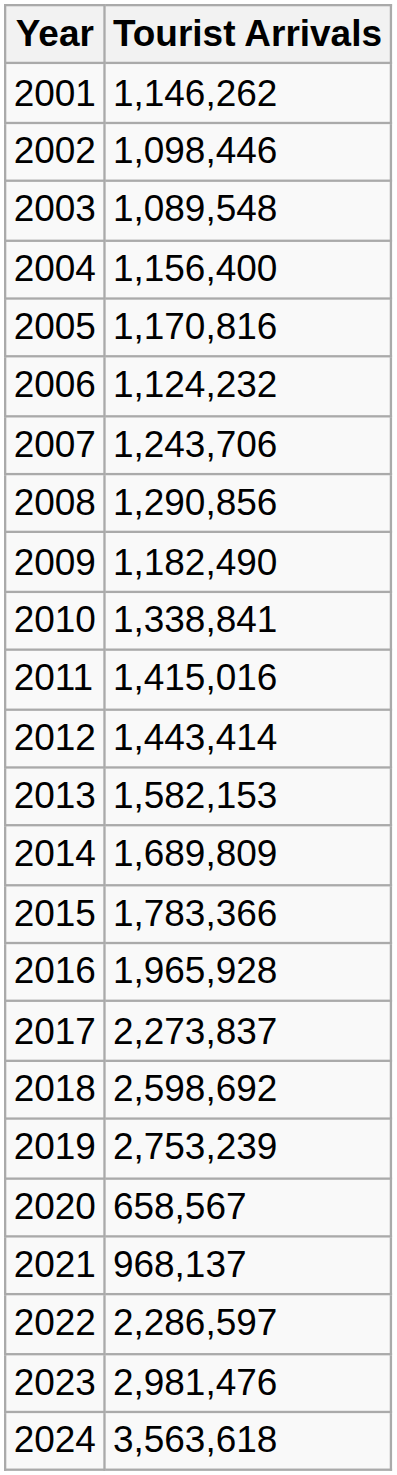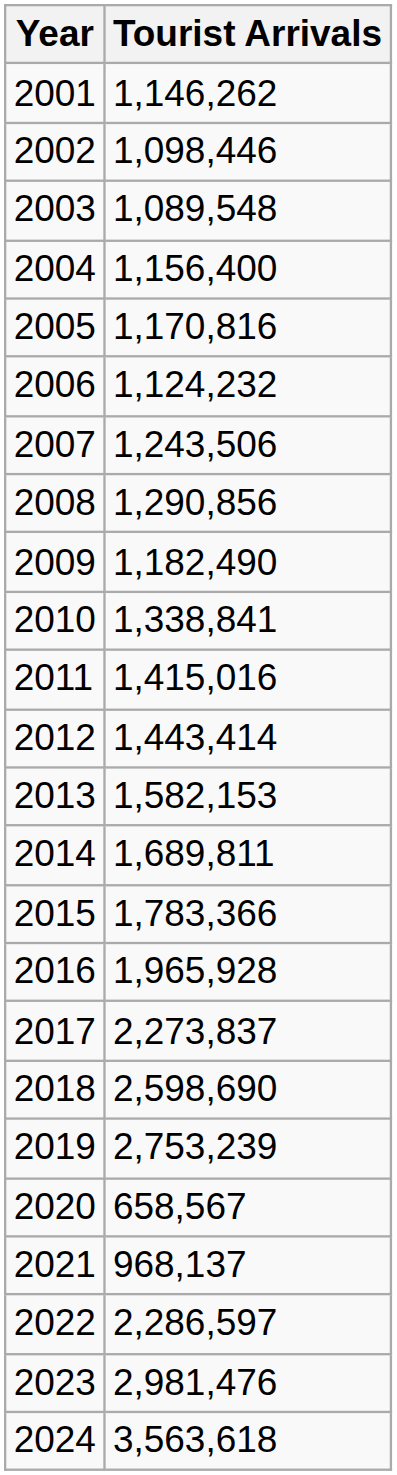(195, 444) 1,243,706 -> (195, 444) 1,243,506
(195, 854) 1,689,809 -> (194, 854) 1,689,811
(195, 1088) 2,598,692 -> (195, 1088) 2,598,690
